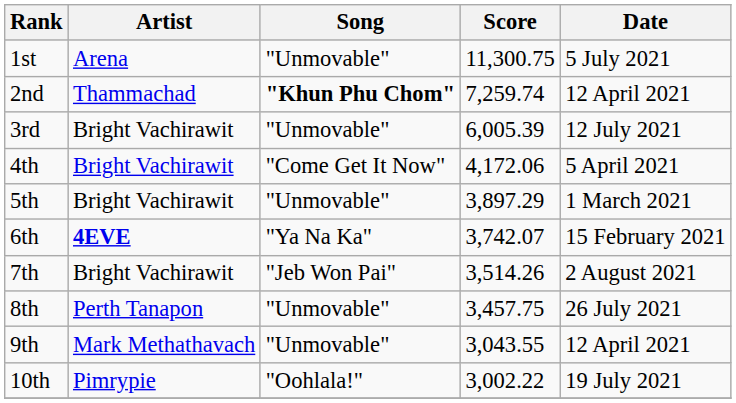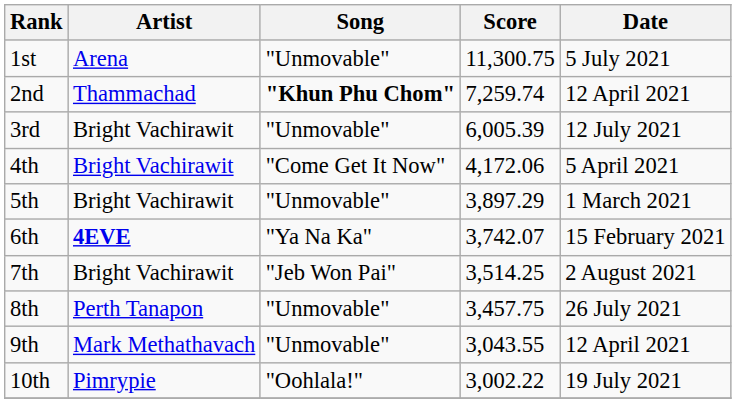(505, 272) 3,514.26 -> (505, 272) 3,514.25
